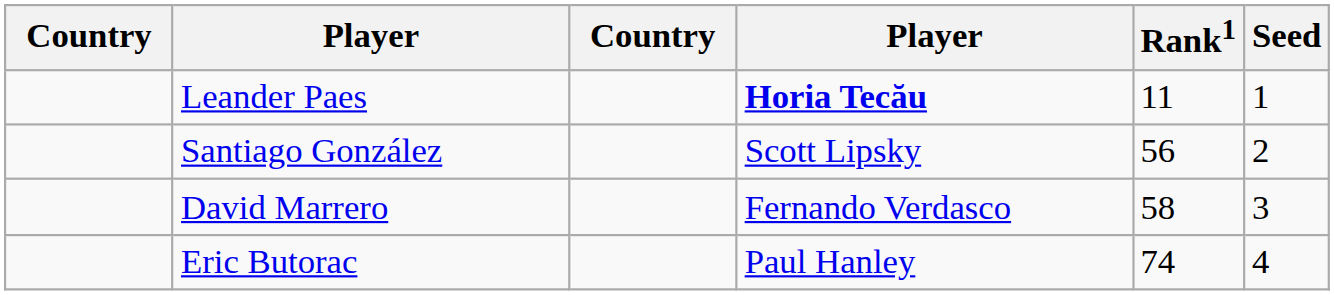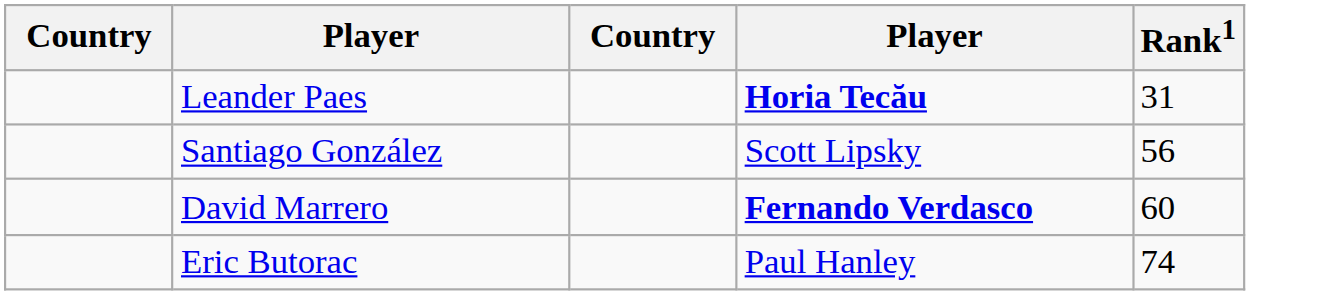- column: (1287, 36)
(1157, 96) 11 -> (1158, 96) 31
(878, 206) normal -> (889, 206) bold
(1158, 206) 58 -> (1158, 206) 60
